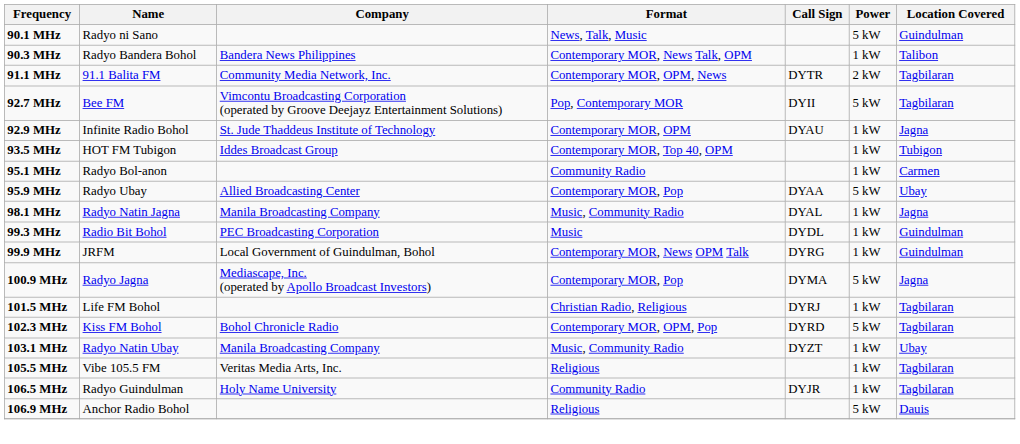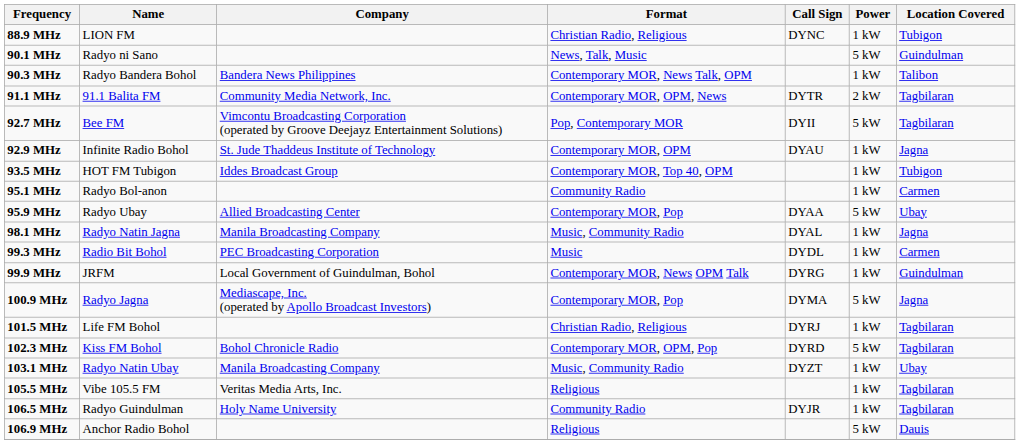+ row: (34, 34)
(931, 232) Guindulman -> (919, 252) Carmen
